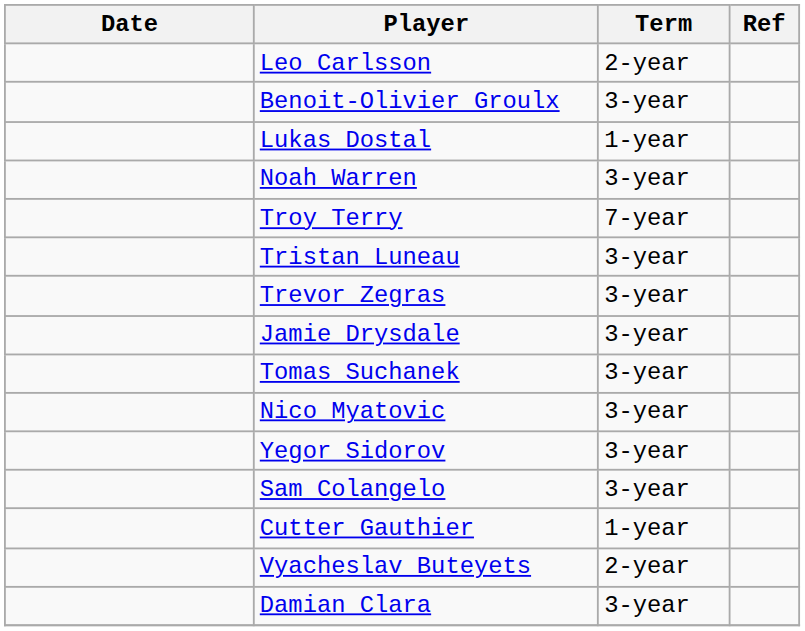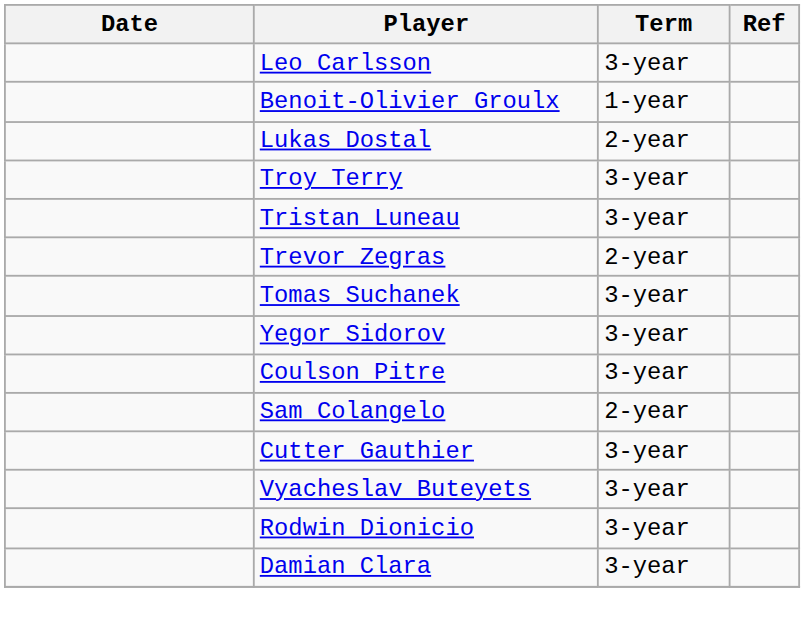(647, 63) 2-year -> (647, 63) 3-year
(647, 102) 3-year -> (647, 102) 1-year
(647, 141) 1-year -> (647, 141) 2-year
- row: (338, 179)
(647, 218) 7-year -> (647, 179) 3-year
(647, 296) 3-year -> (647, 257) 2-year
- row: (360, 334)
- row: (353, 412)
+ row: (353, 373)
(647, 490) 3-year -> (647, 412) 2-year
(647, 528) 1-year -> (647, 451) 3-year
(647, 567) 2-year -> (647, 490) 3-year
+ row: (367, 528)
